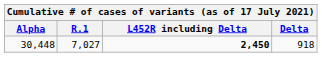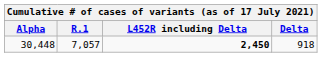(86, 44) 7,027 -> (86, 44) 7,057
